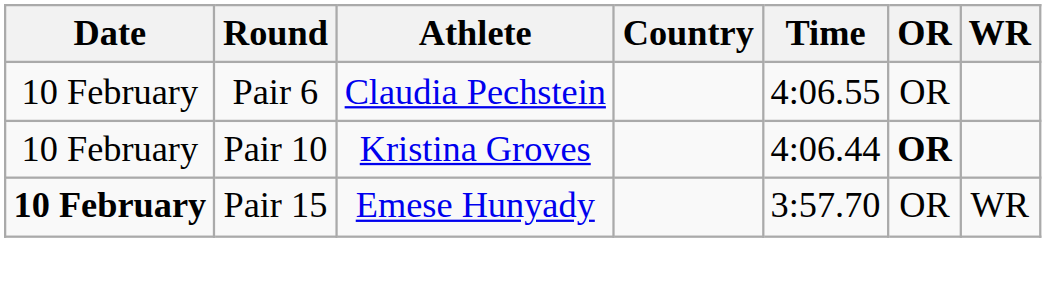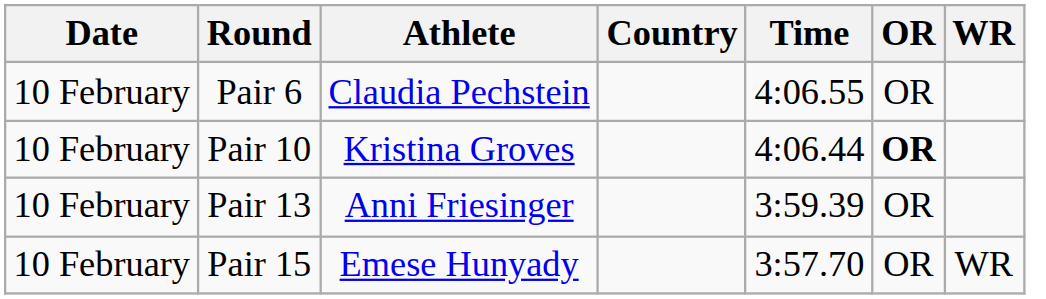+ row: (259, 206)
(110, 206) bold -> (102, 263) normal
